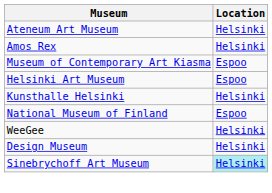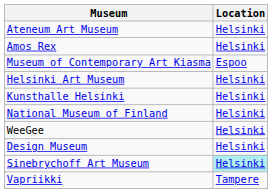(231, 80) Espoo -> (241, 80) Helsinki
(231, 113) Espoo -> (241, 113) Helsinki
+ row: (35, 180)
